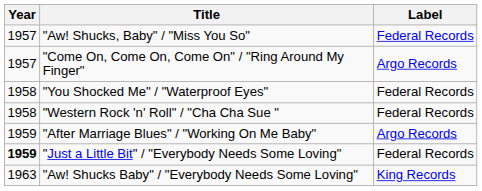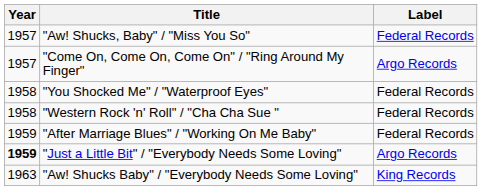(417, 133) Argo Records -> (425, 133) Federal Records
(425, 154) Federal Records -> (417, 154) Argo Records
